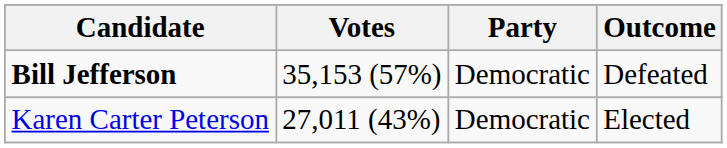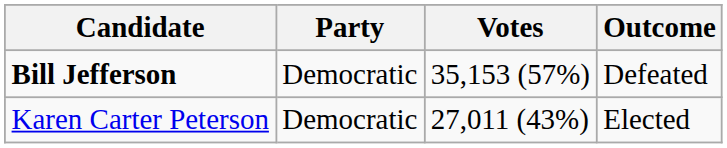columns swapped: (522, 27) <-> (362, 27)
